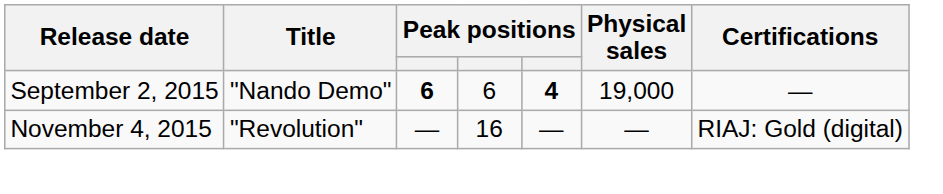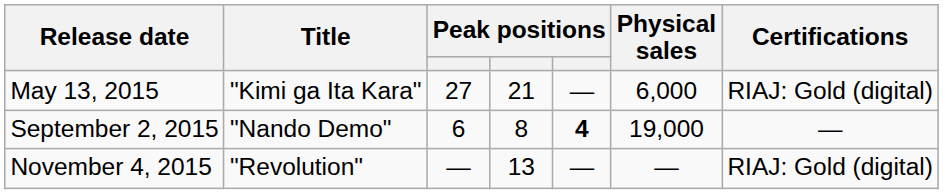+ row: (85, 90)
(427, 90) bold -> (459, 129) normal
(489, 90) 6 -> (521, 129) 8
(489, 129) 16 -> (521, 167) 13
